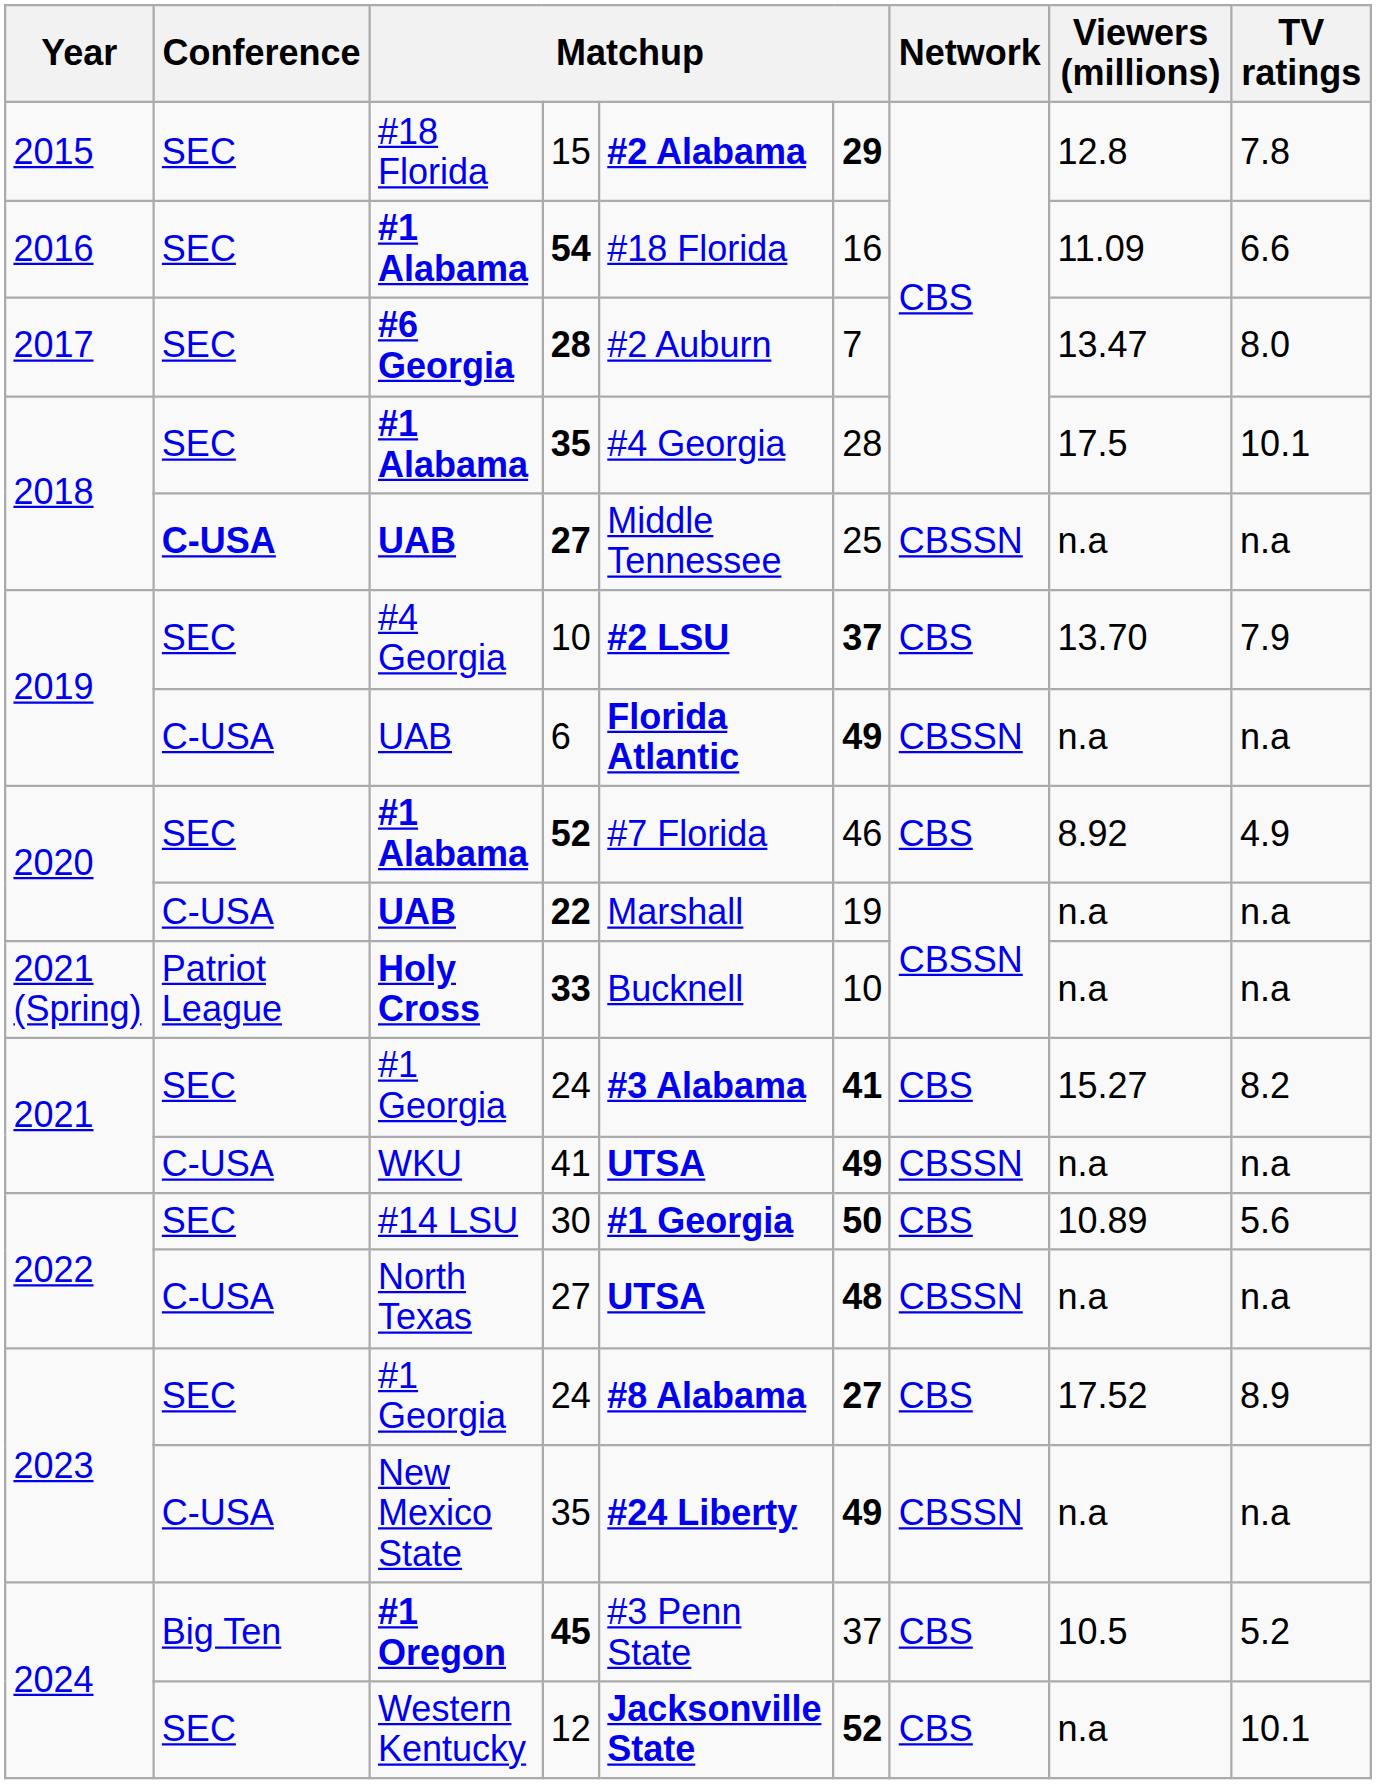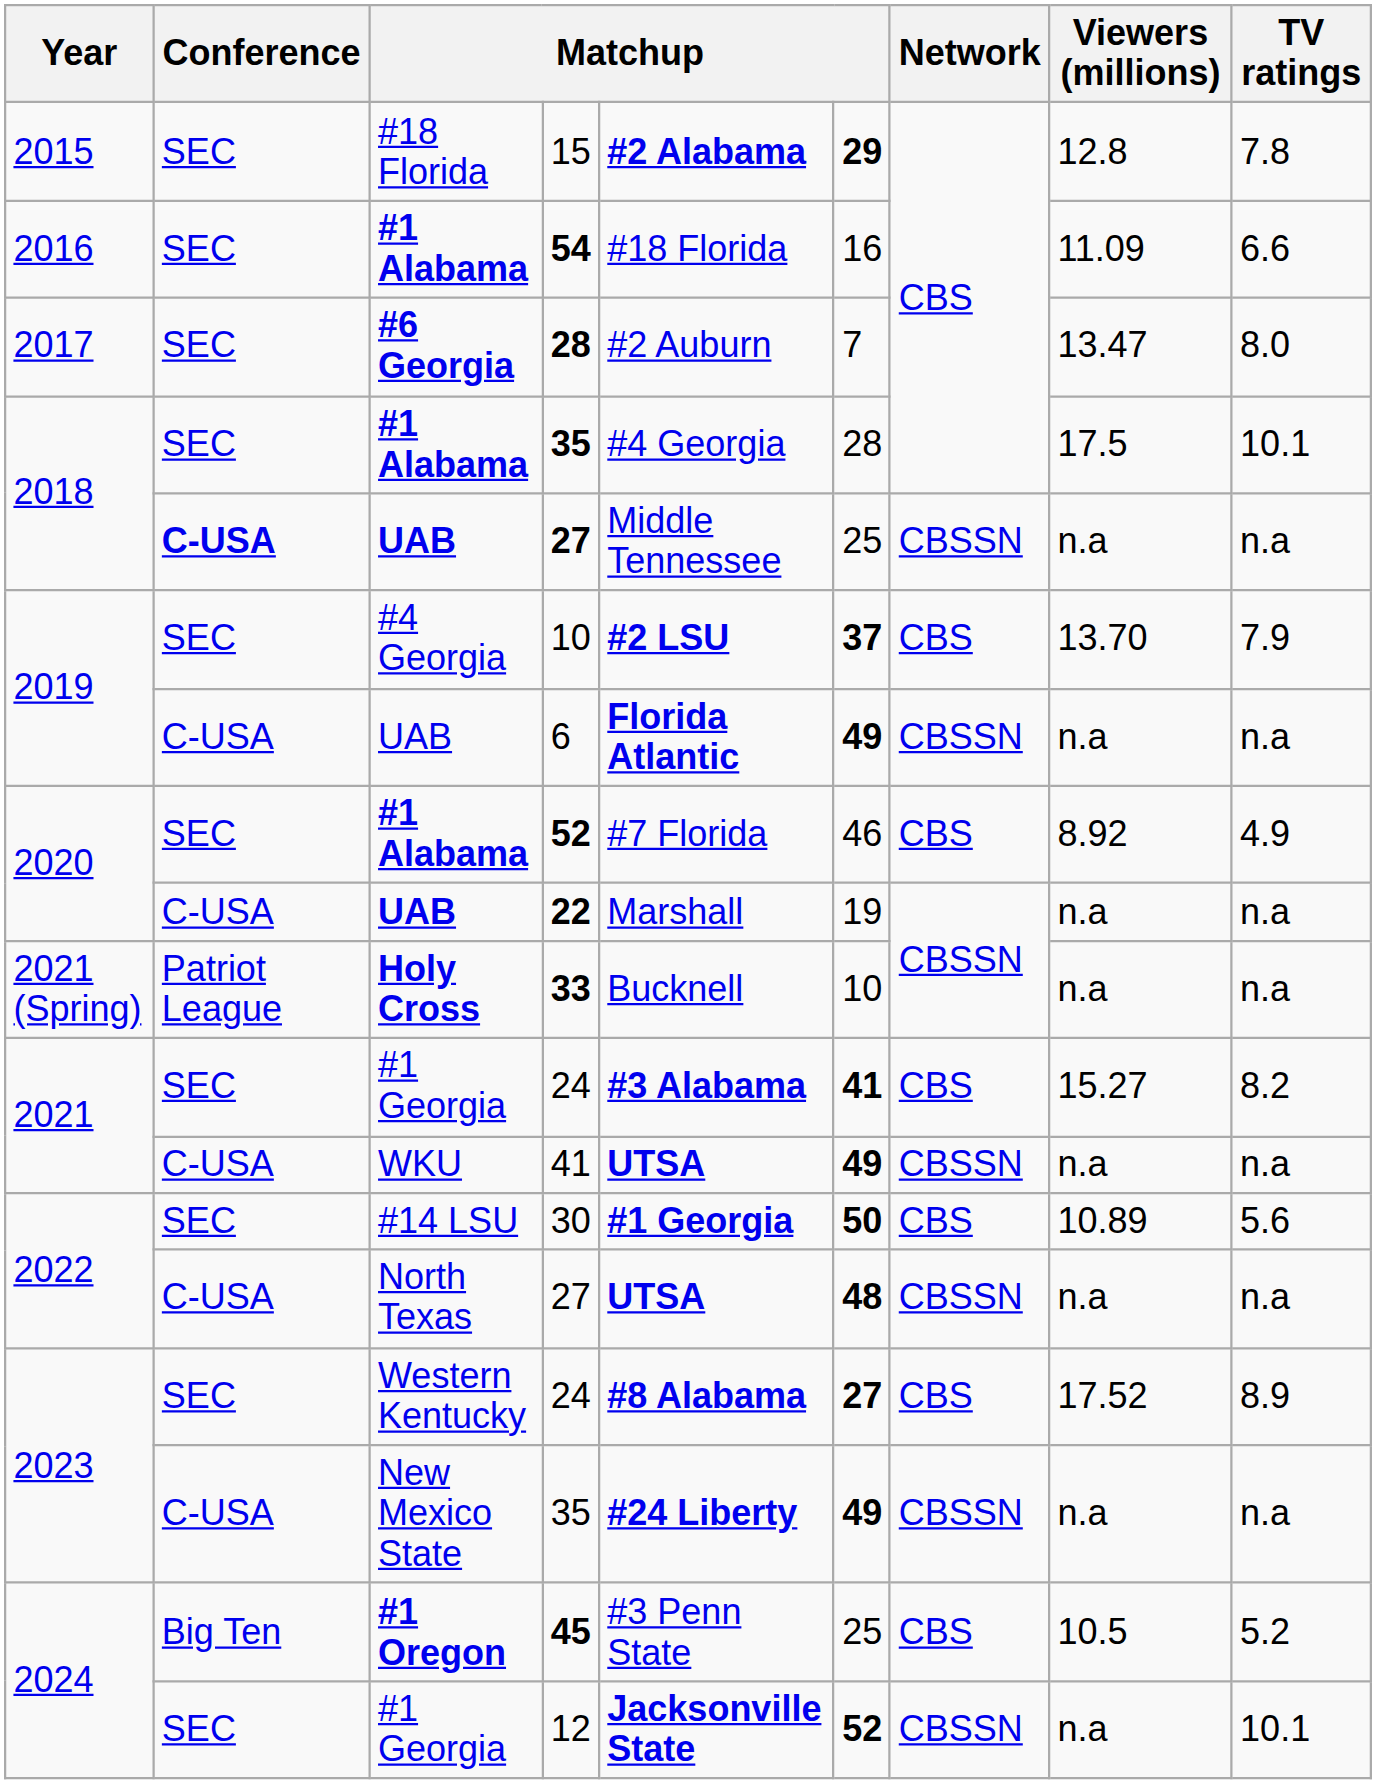(442, 1395) #1 Georgia -> (452, 1395) Western Kentucky
(862, 1631) 37 -> (862, 1631) 25
(452, 1728) Western Kentucky -> (442, 1728) #1 Georgia
(936, 1728) CBS -> (961, 1728) CBSSN
